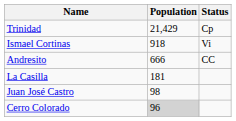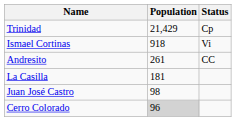(157, 60) 666 -> (157, 60) 261
